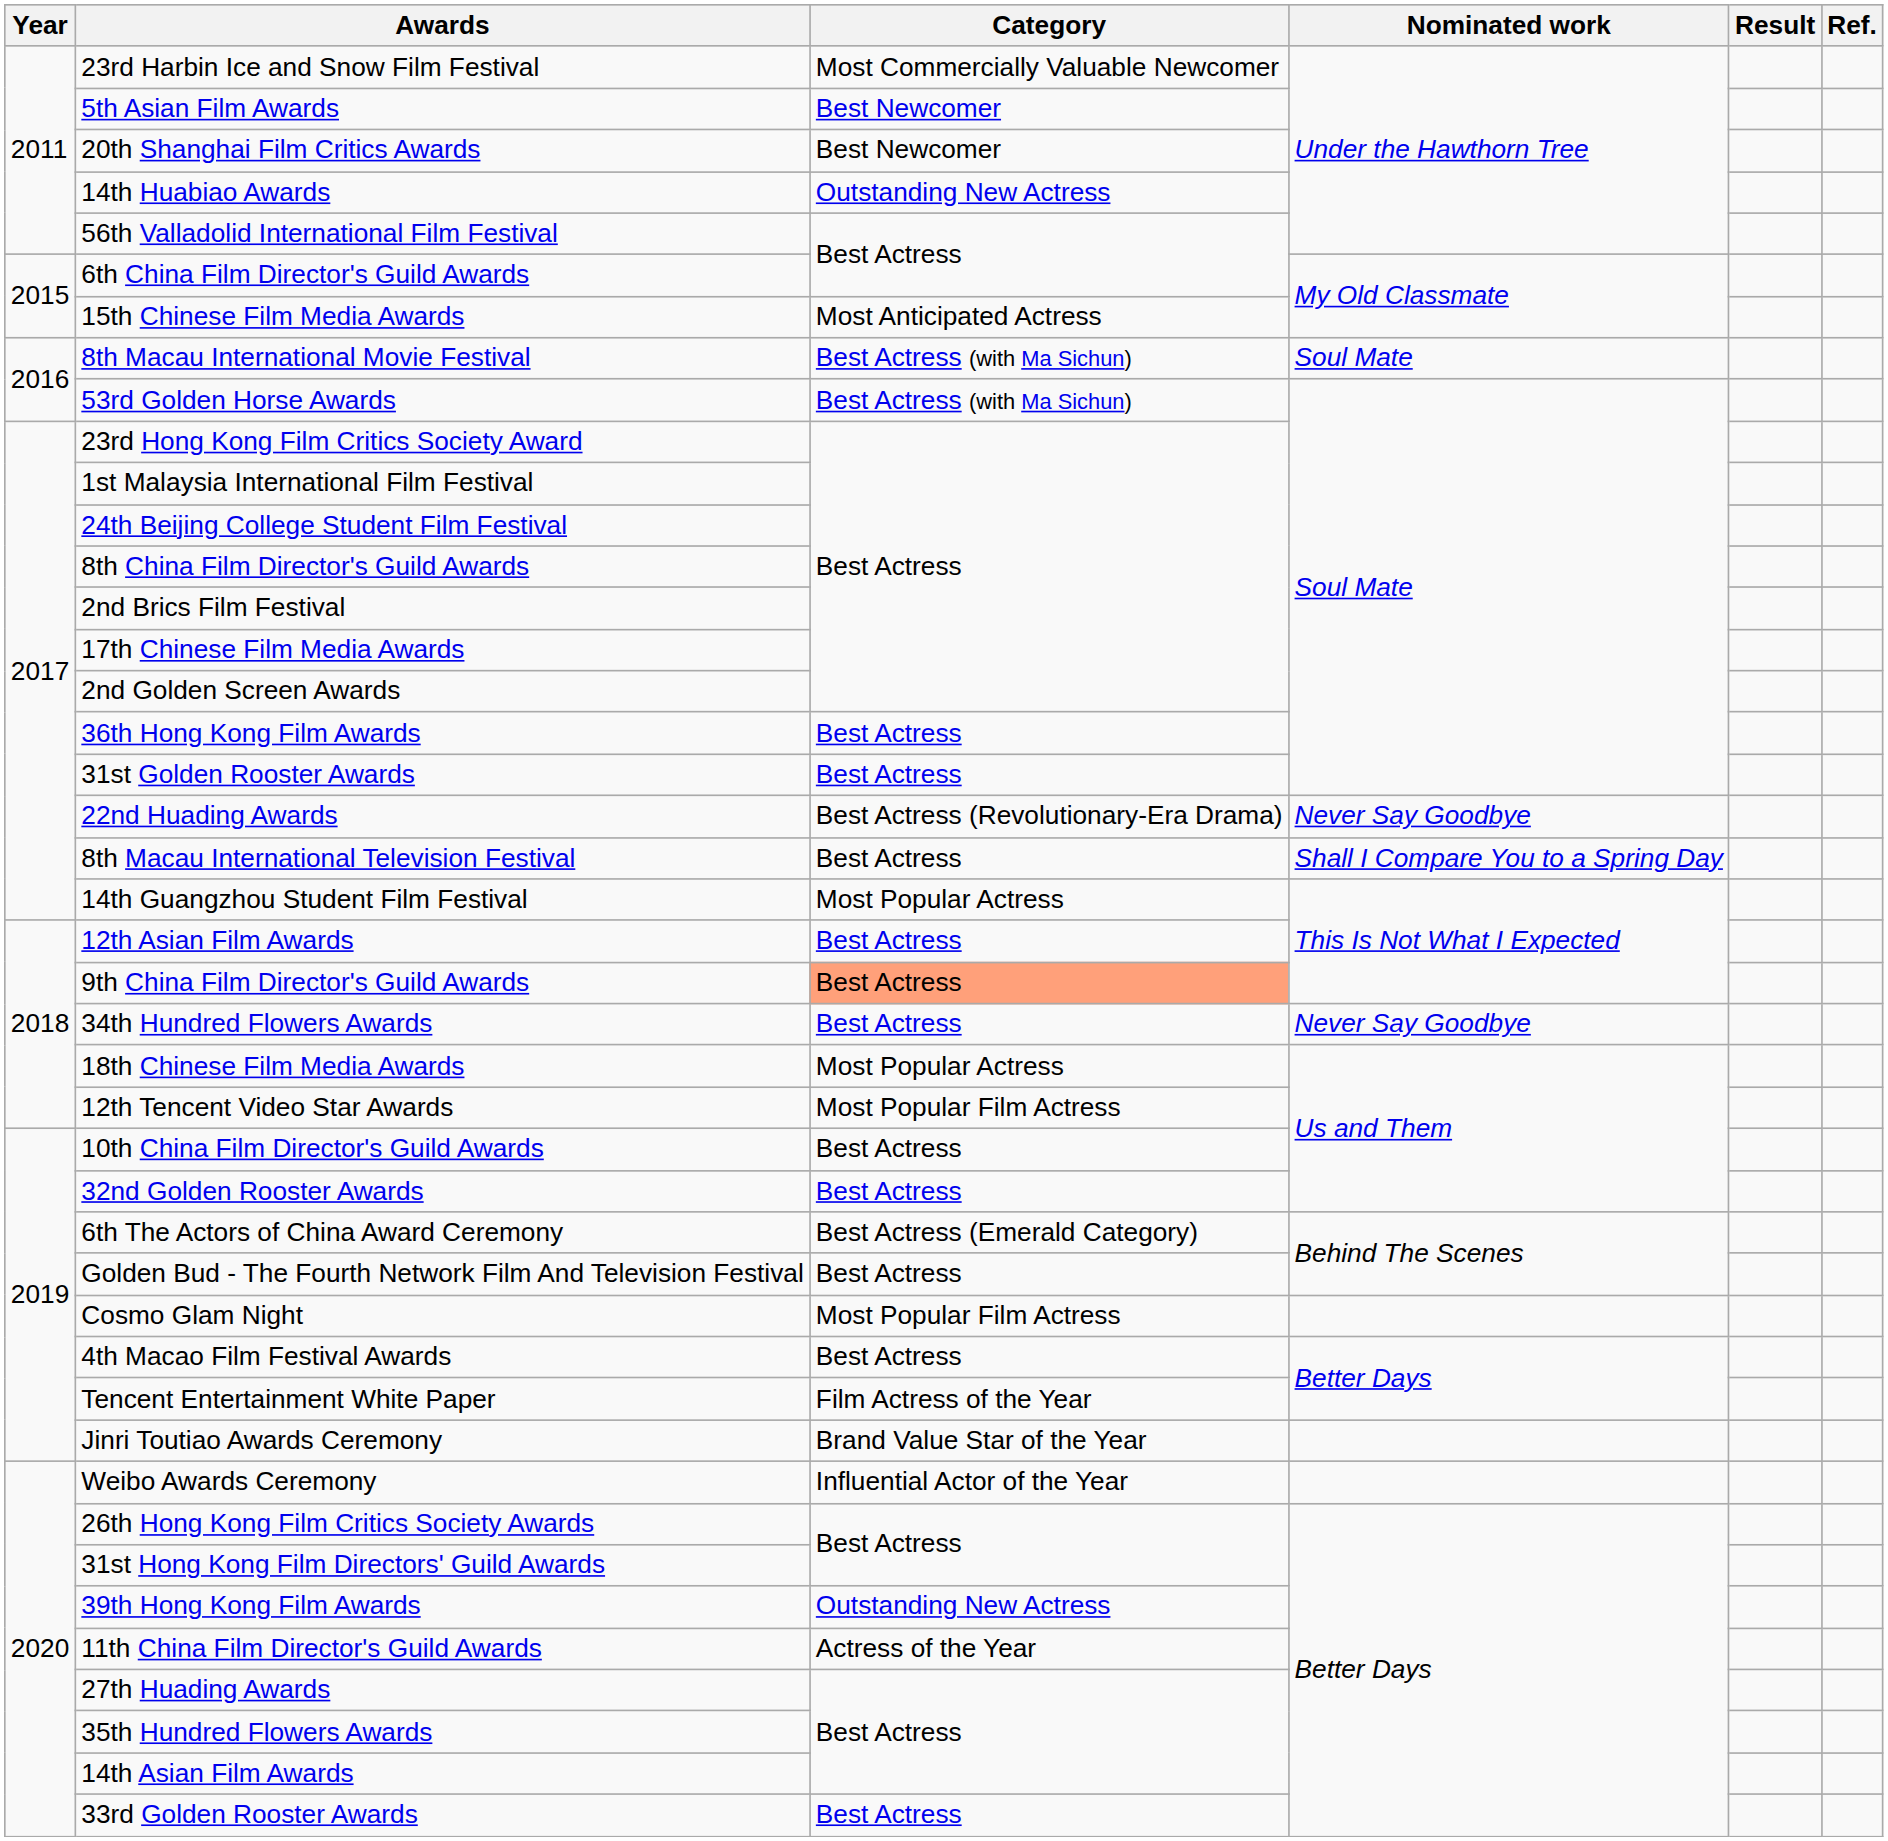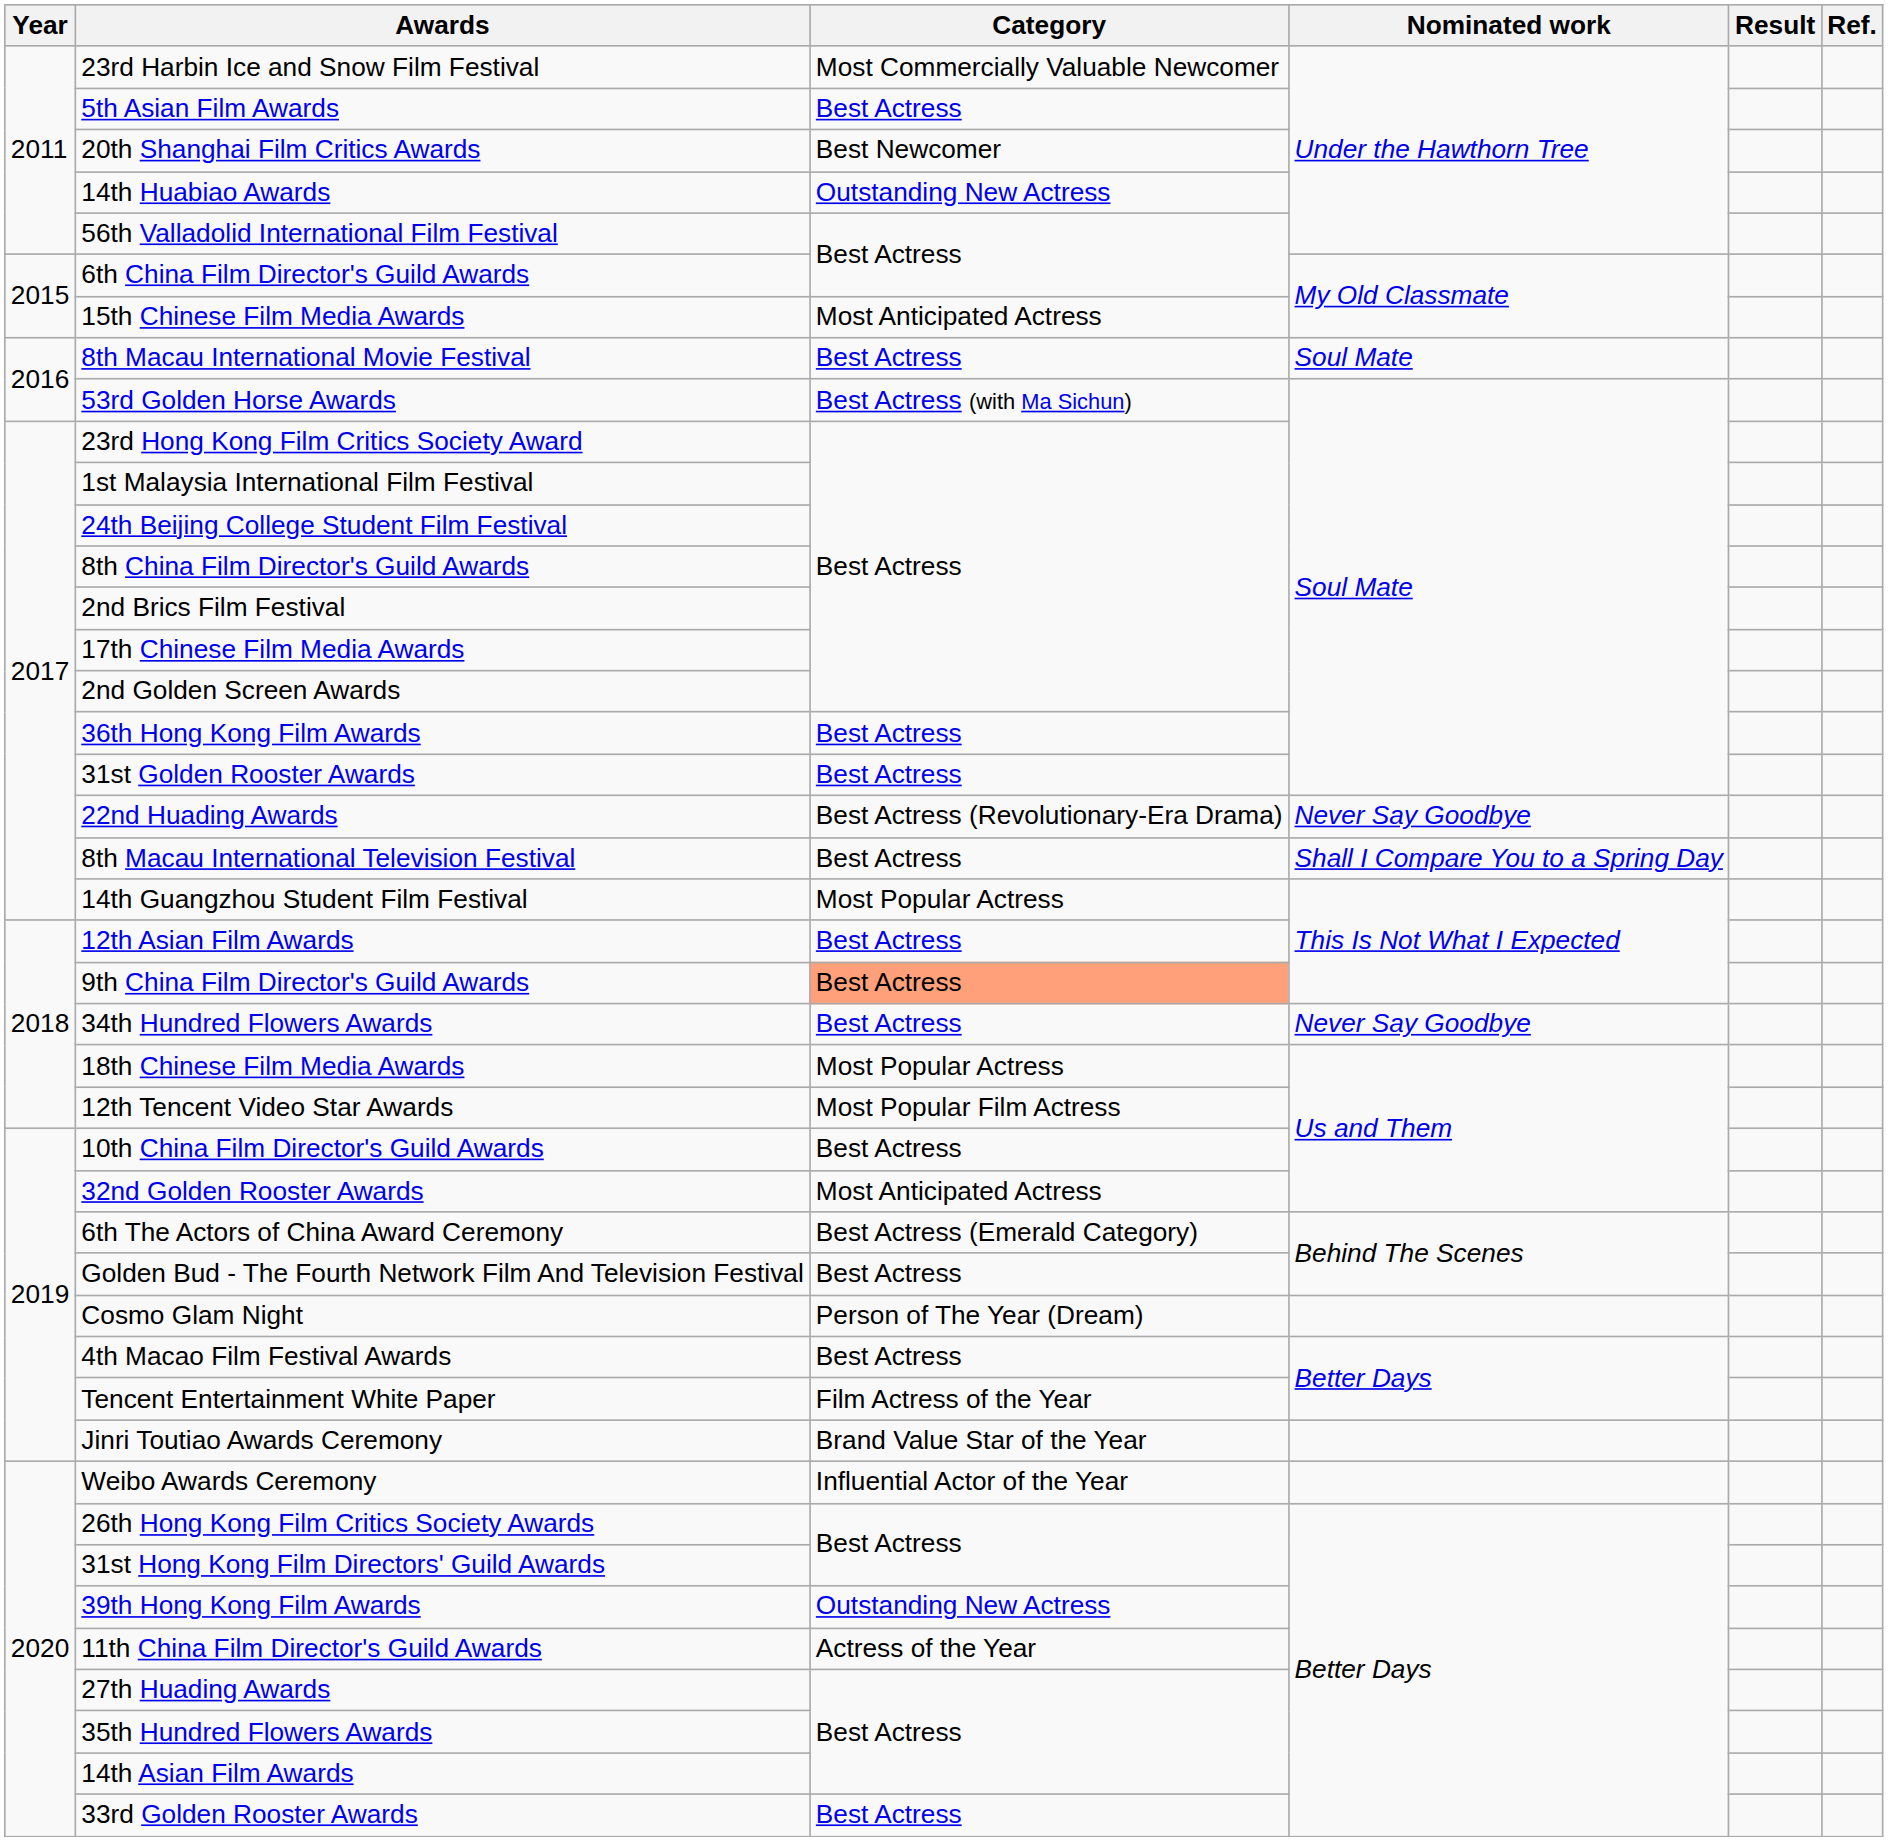(908, 108) Best Newcomer -> (889, 108) Best Actress
(974, 358) Best Actress (with Ma Sichun) -> (889, 358) Best Actress
(889, 1190) Best Actress -> (959, 1190) Most Anticipated Actress
(968, 1315) Most Popular Film Actress -> (980, 1315) Person of The Year (Dream)
